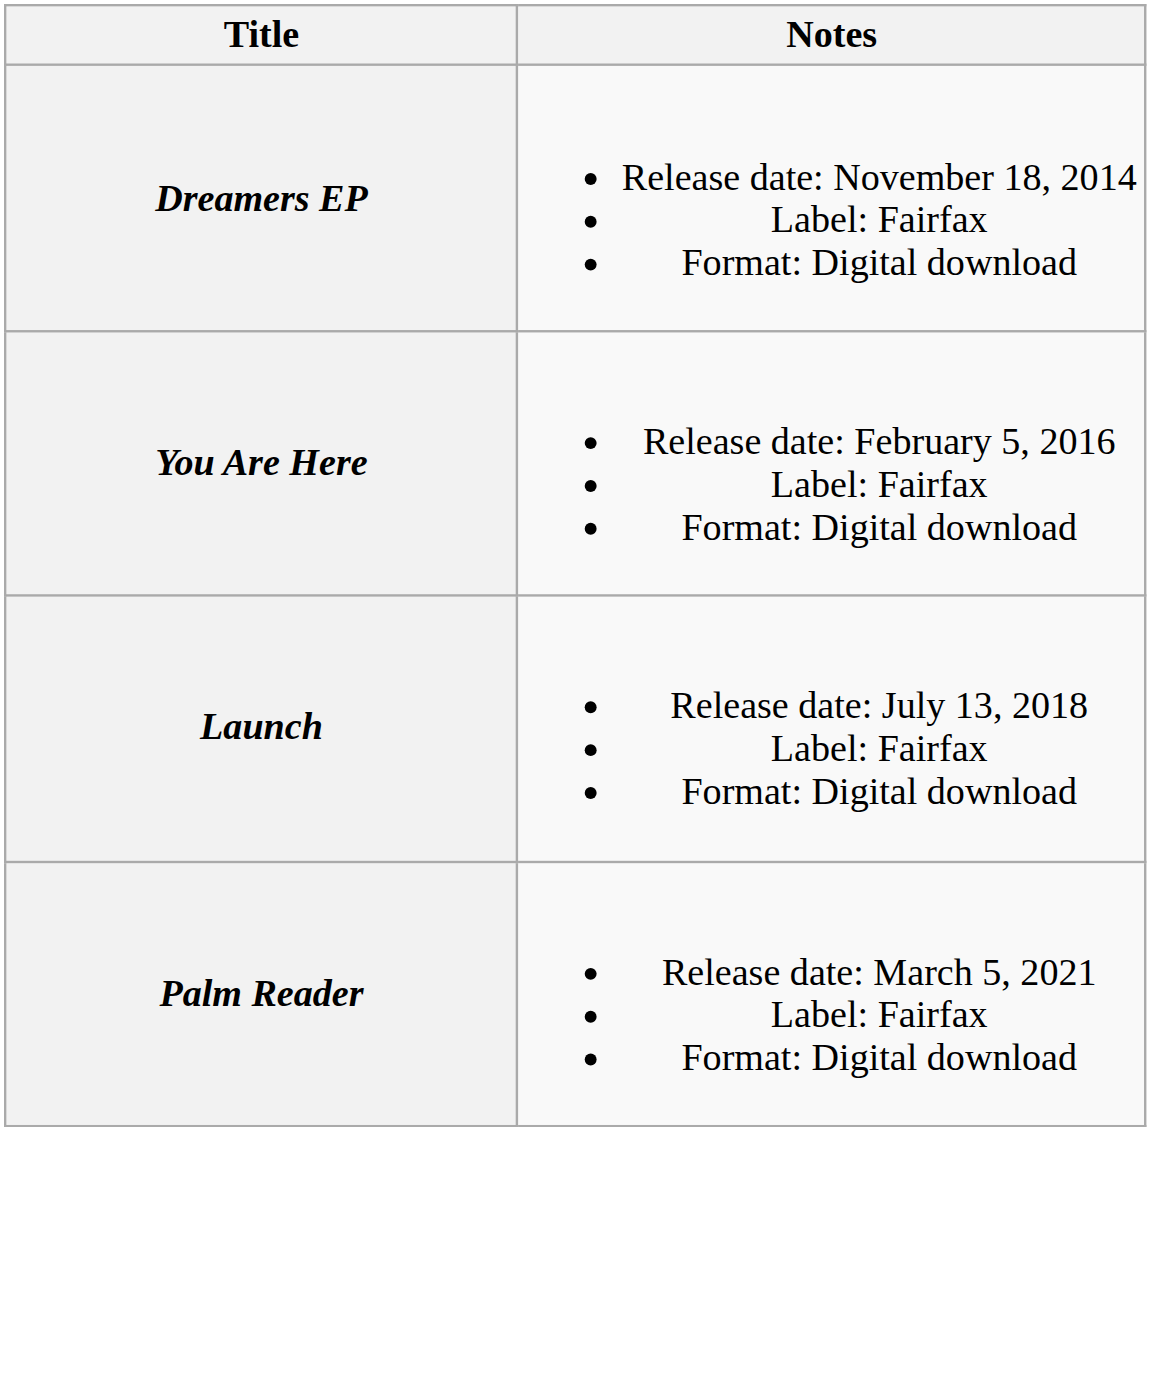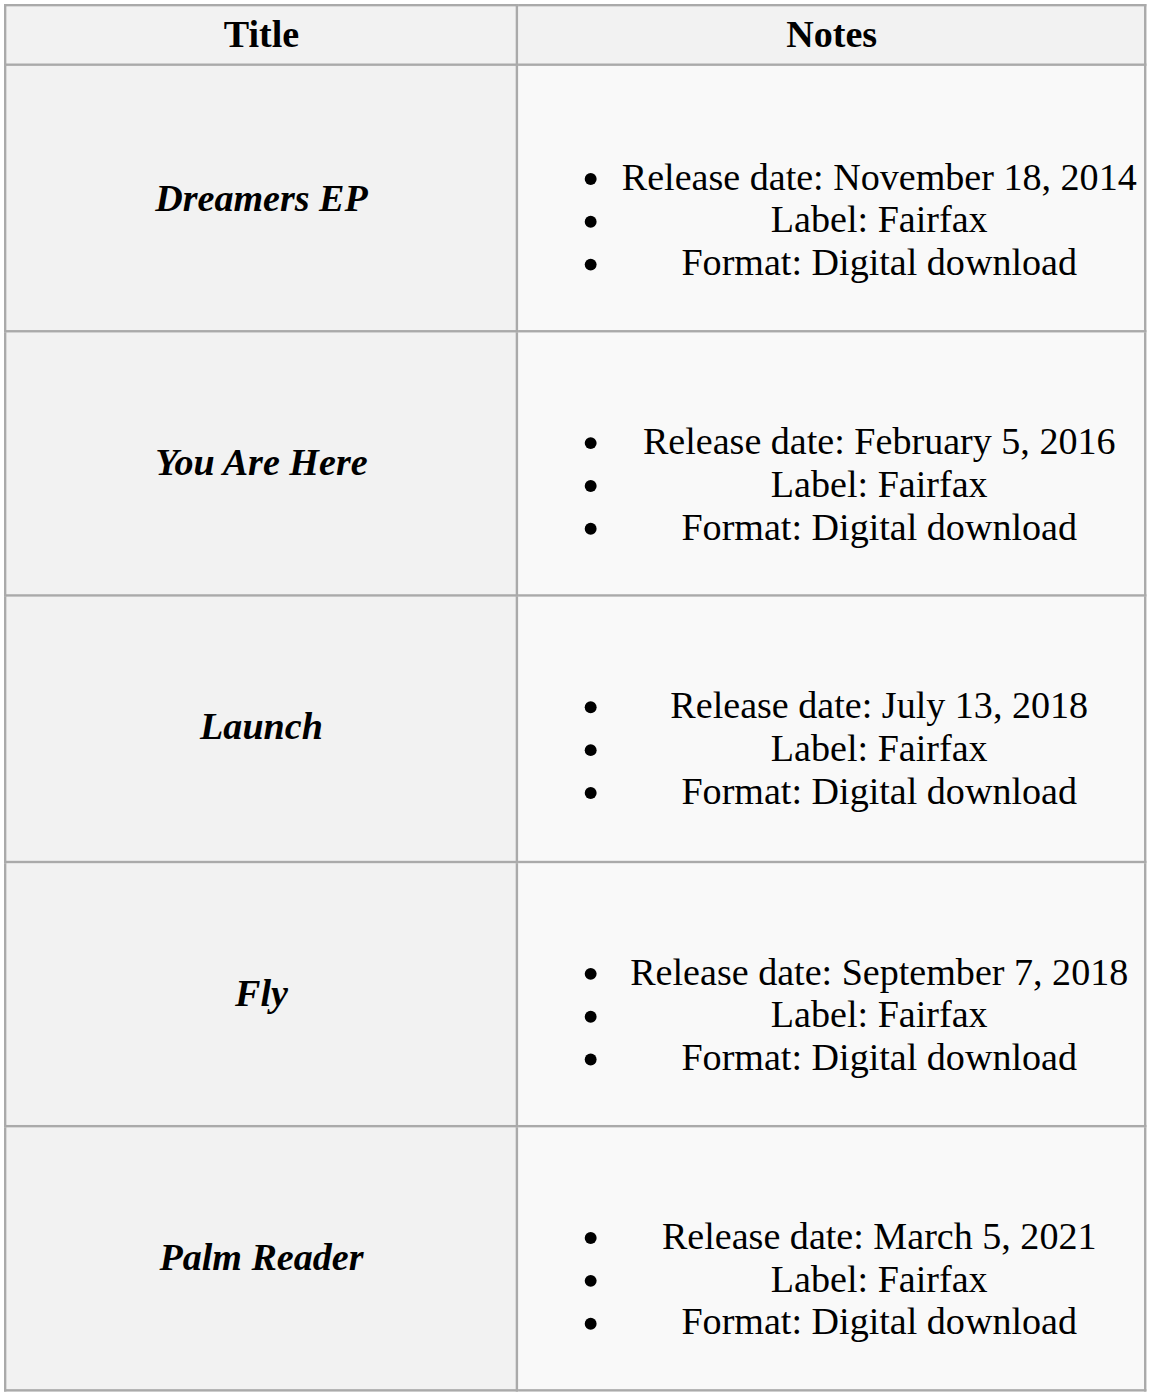+ row: (261, 992)
